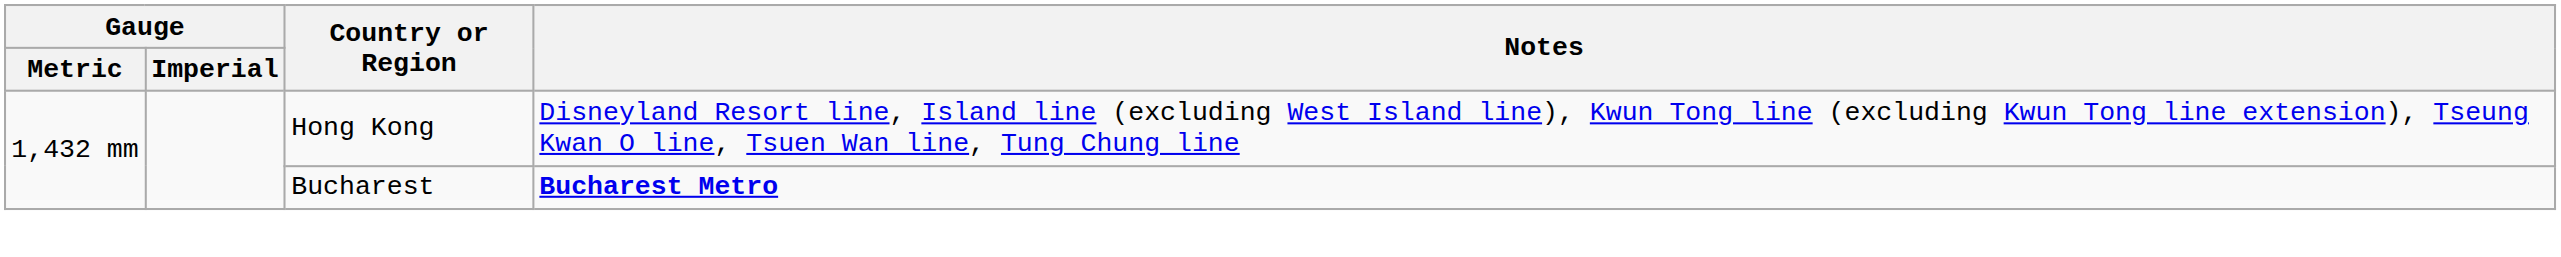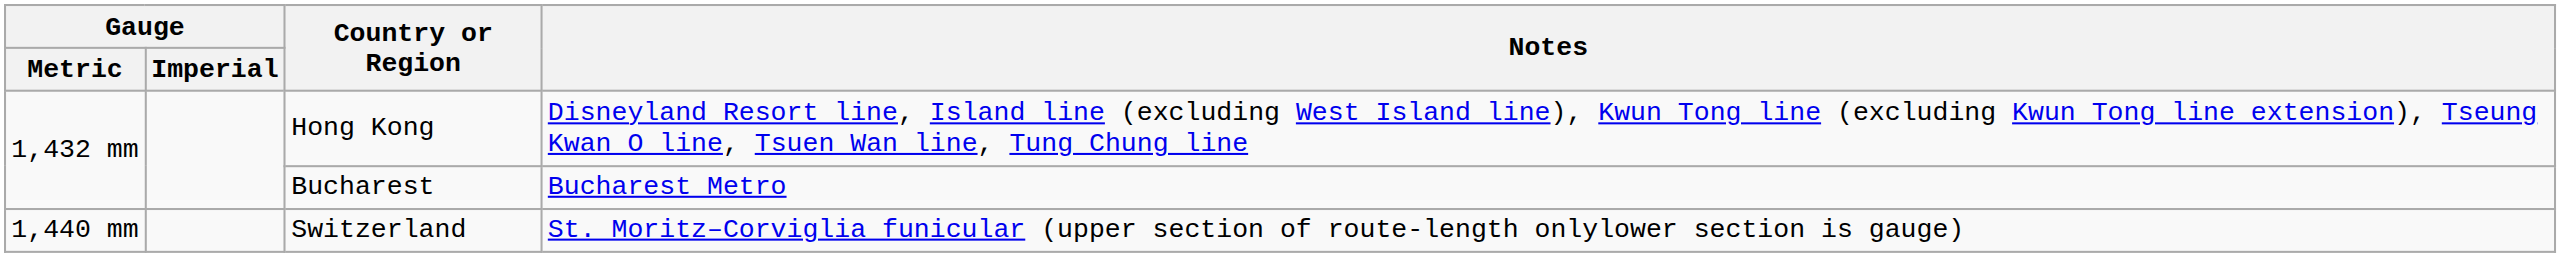(659, 187) bold -> (667, 187) normal
+ row: (379, 230)
